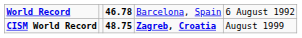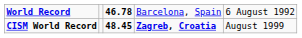(119, 26) 48.75 -> (119, 26) 48.45
